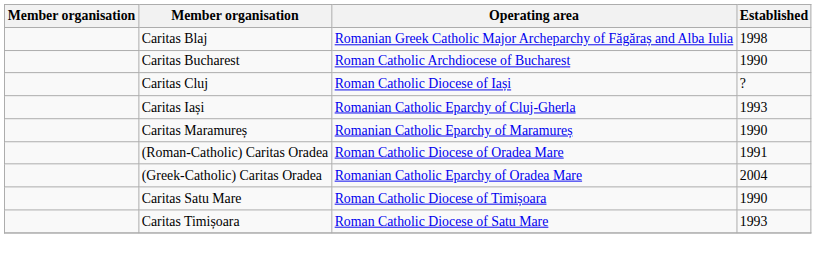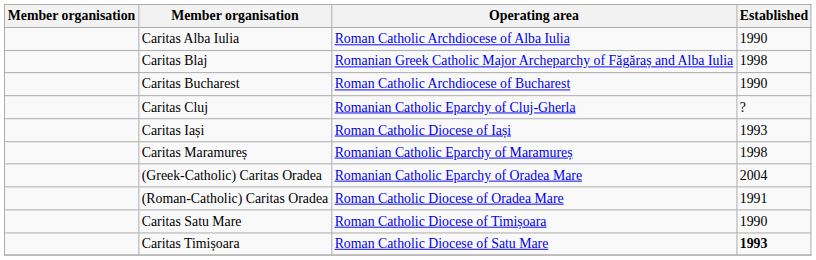+ row: (190, 39)
(423, 84) Roman Catholic Diocese of Iași -> (455, 107) Romanian Catholic Eparchy of Cluj-Gherla
(455, 107) Romanian Catholic Eparchy of Cluj-Gherla -> (423, 130) Roman Catholic Diocese of Iași
(754, 130) 1990 -> (754, 153) 1998
rows swapped: (235, 153) <-> (232, 175)
(754, 221) normal -> (754, 244) bold
